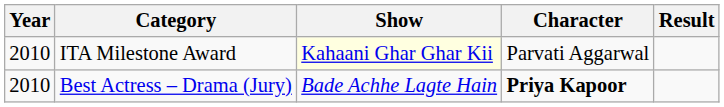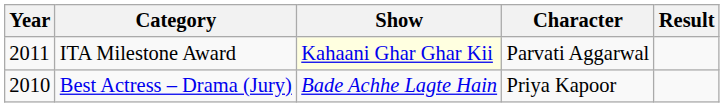(30, 53) 2010 -> (29, 53) 2011
(567, 85) bold -> (561, 85) normal
